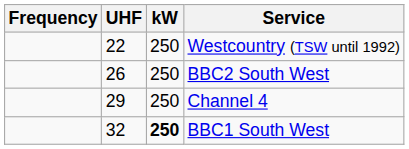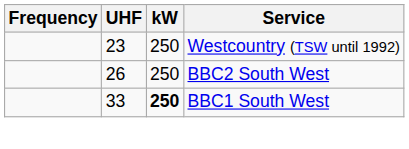(116, 46) 22 -> (116, 46) 23
- row: (228, 102)
(116, 130) 32 -> (116, 102) 33
